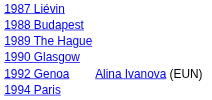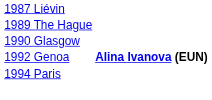- row: (44, 25)
(149, 74) normal -> (151, 57) bold
